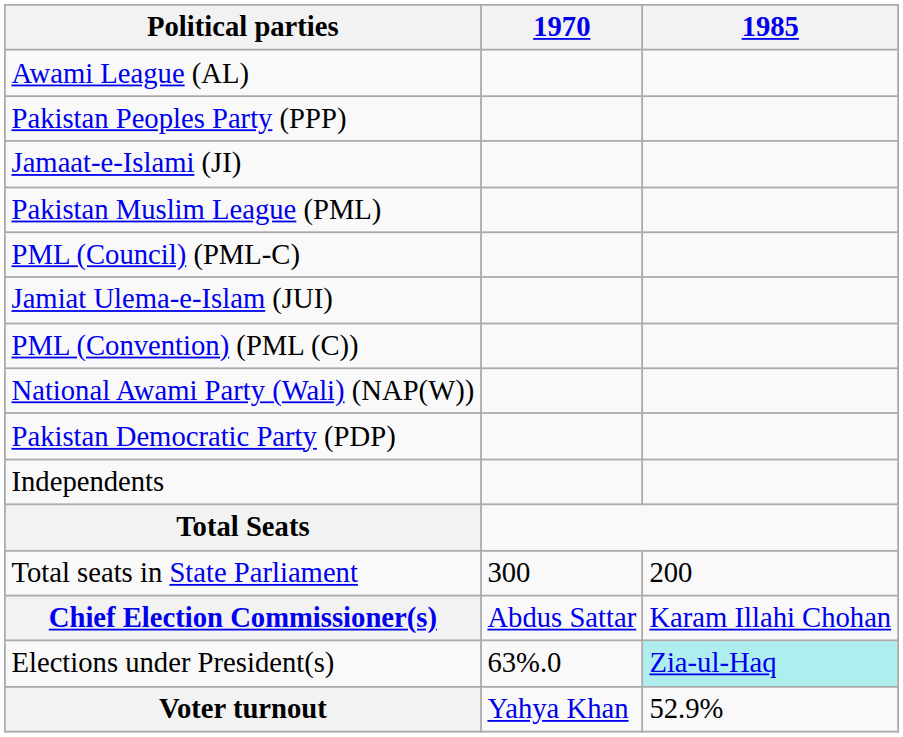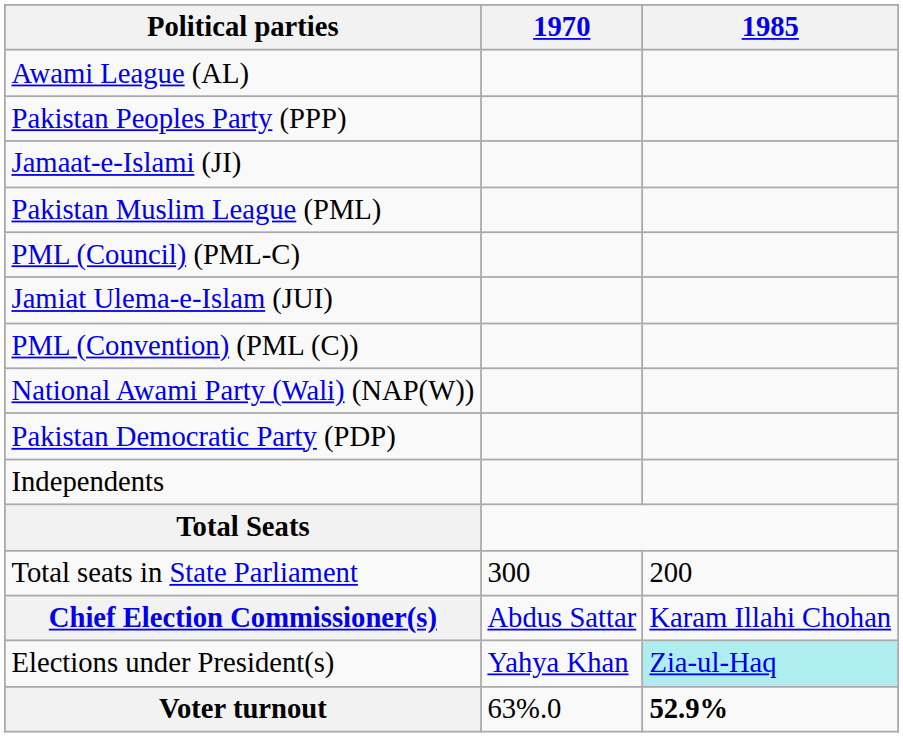(524, 663) 63%.0 -> (558, 663) Yahya Khan
(558, 708) Yahya Khan -> (524, 708) 63%.0
(686, 708) normal -> (689, 708) bold
